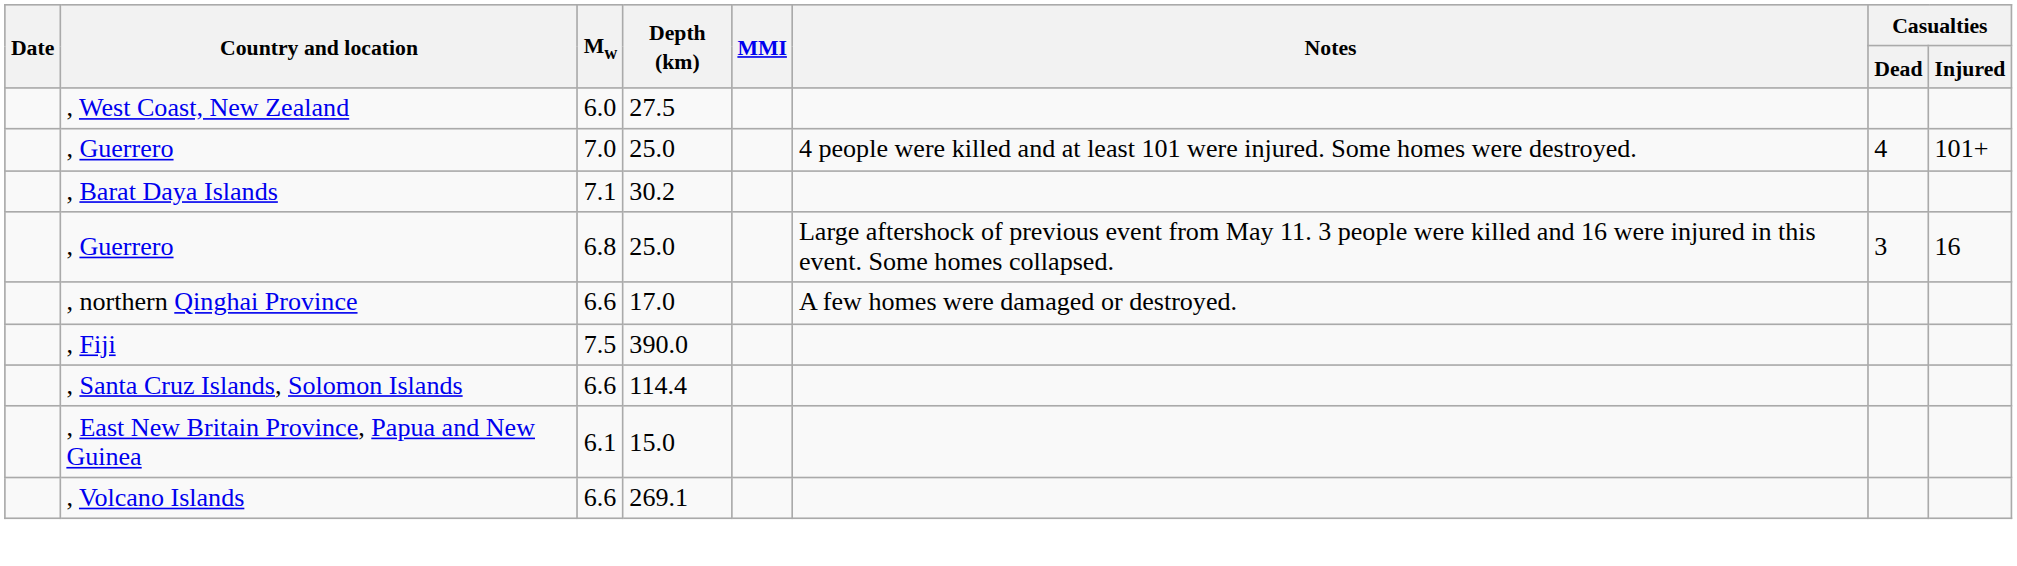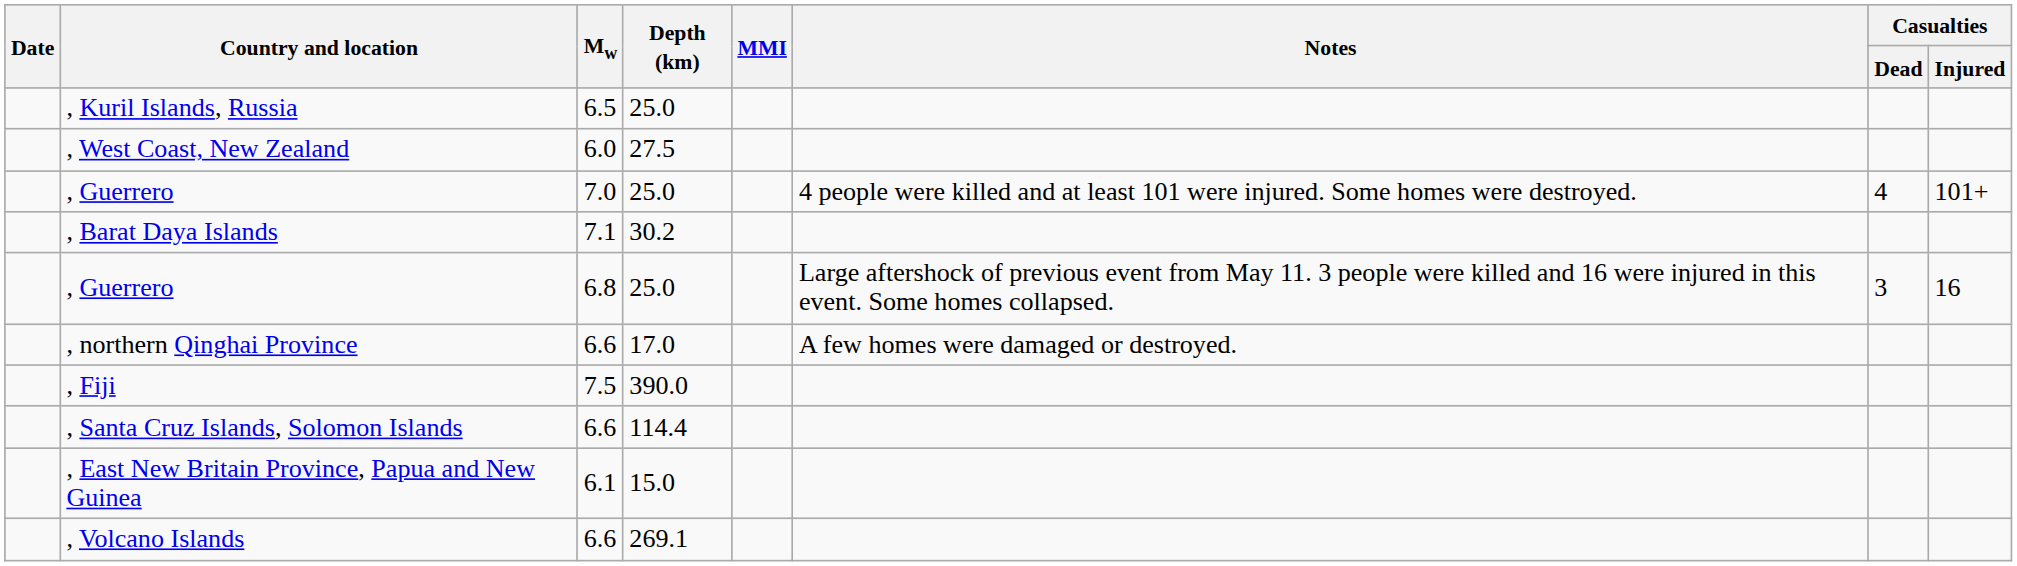+ row: (182, 107)
